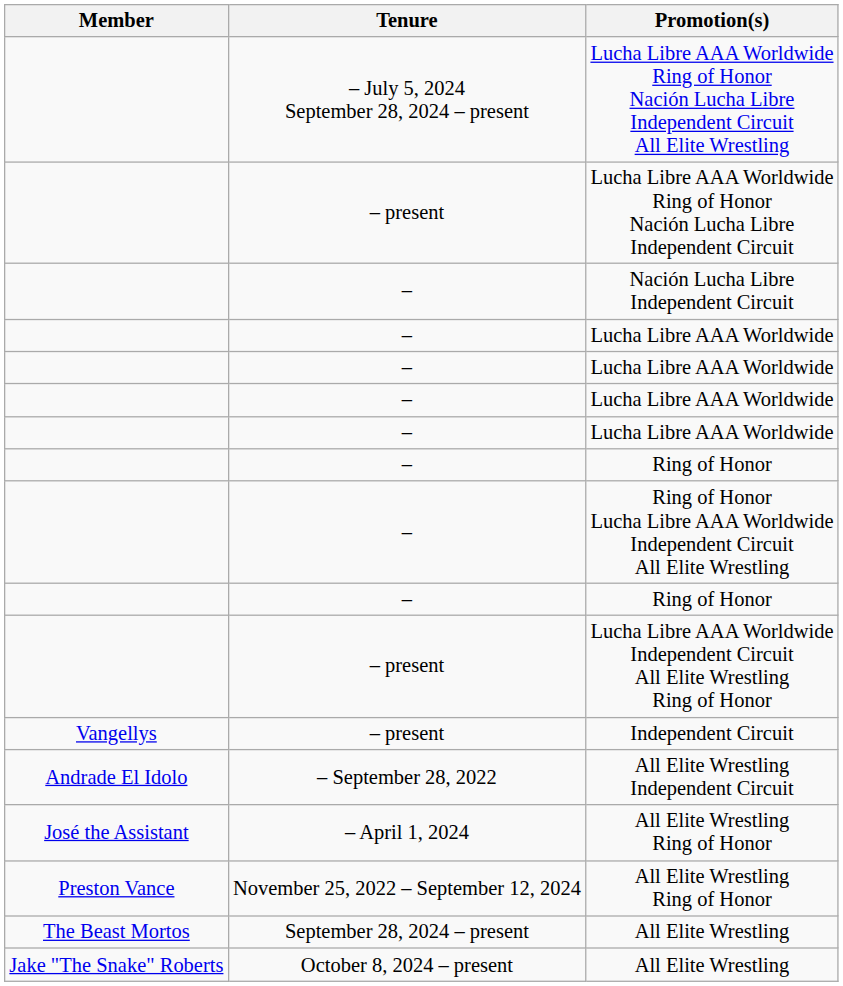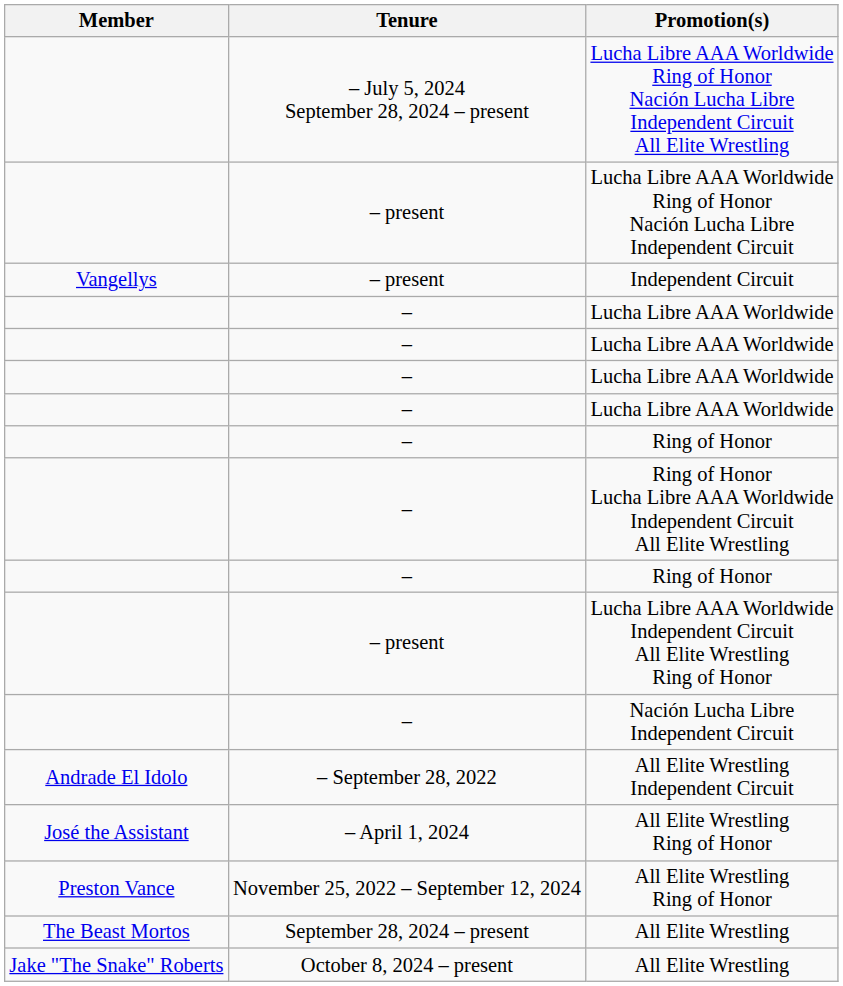rows swapped: (407, 290) <-> (407, 733)
